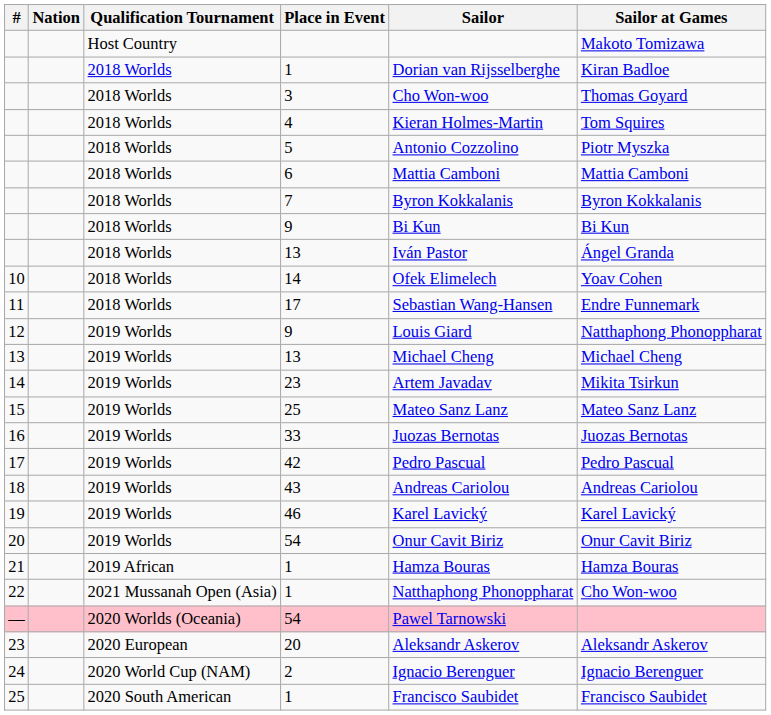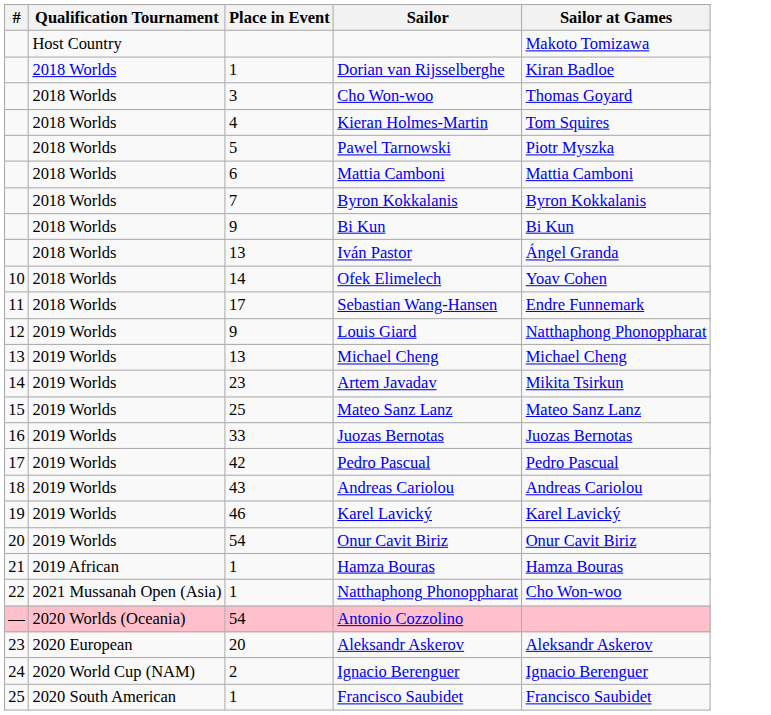- column: (56, 17)
(455, 148) Antonio Cozzolino -> (394, 148) Pawel Tarnowski
(449, 618) Pawel Tarnowski -> (400, 618) Antonio Cozzolino
